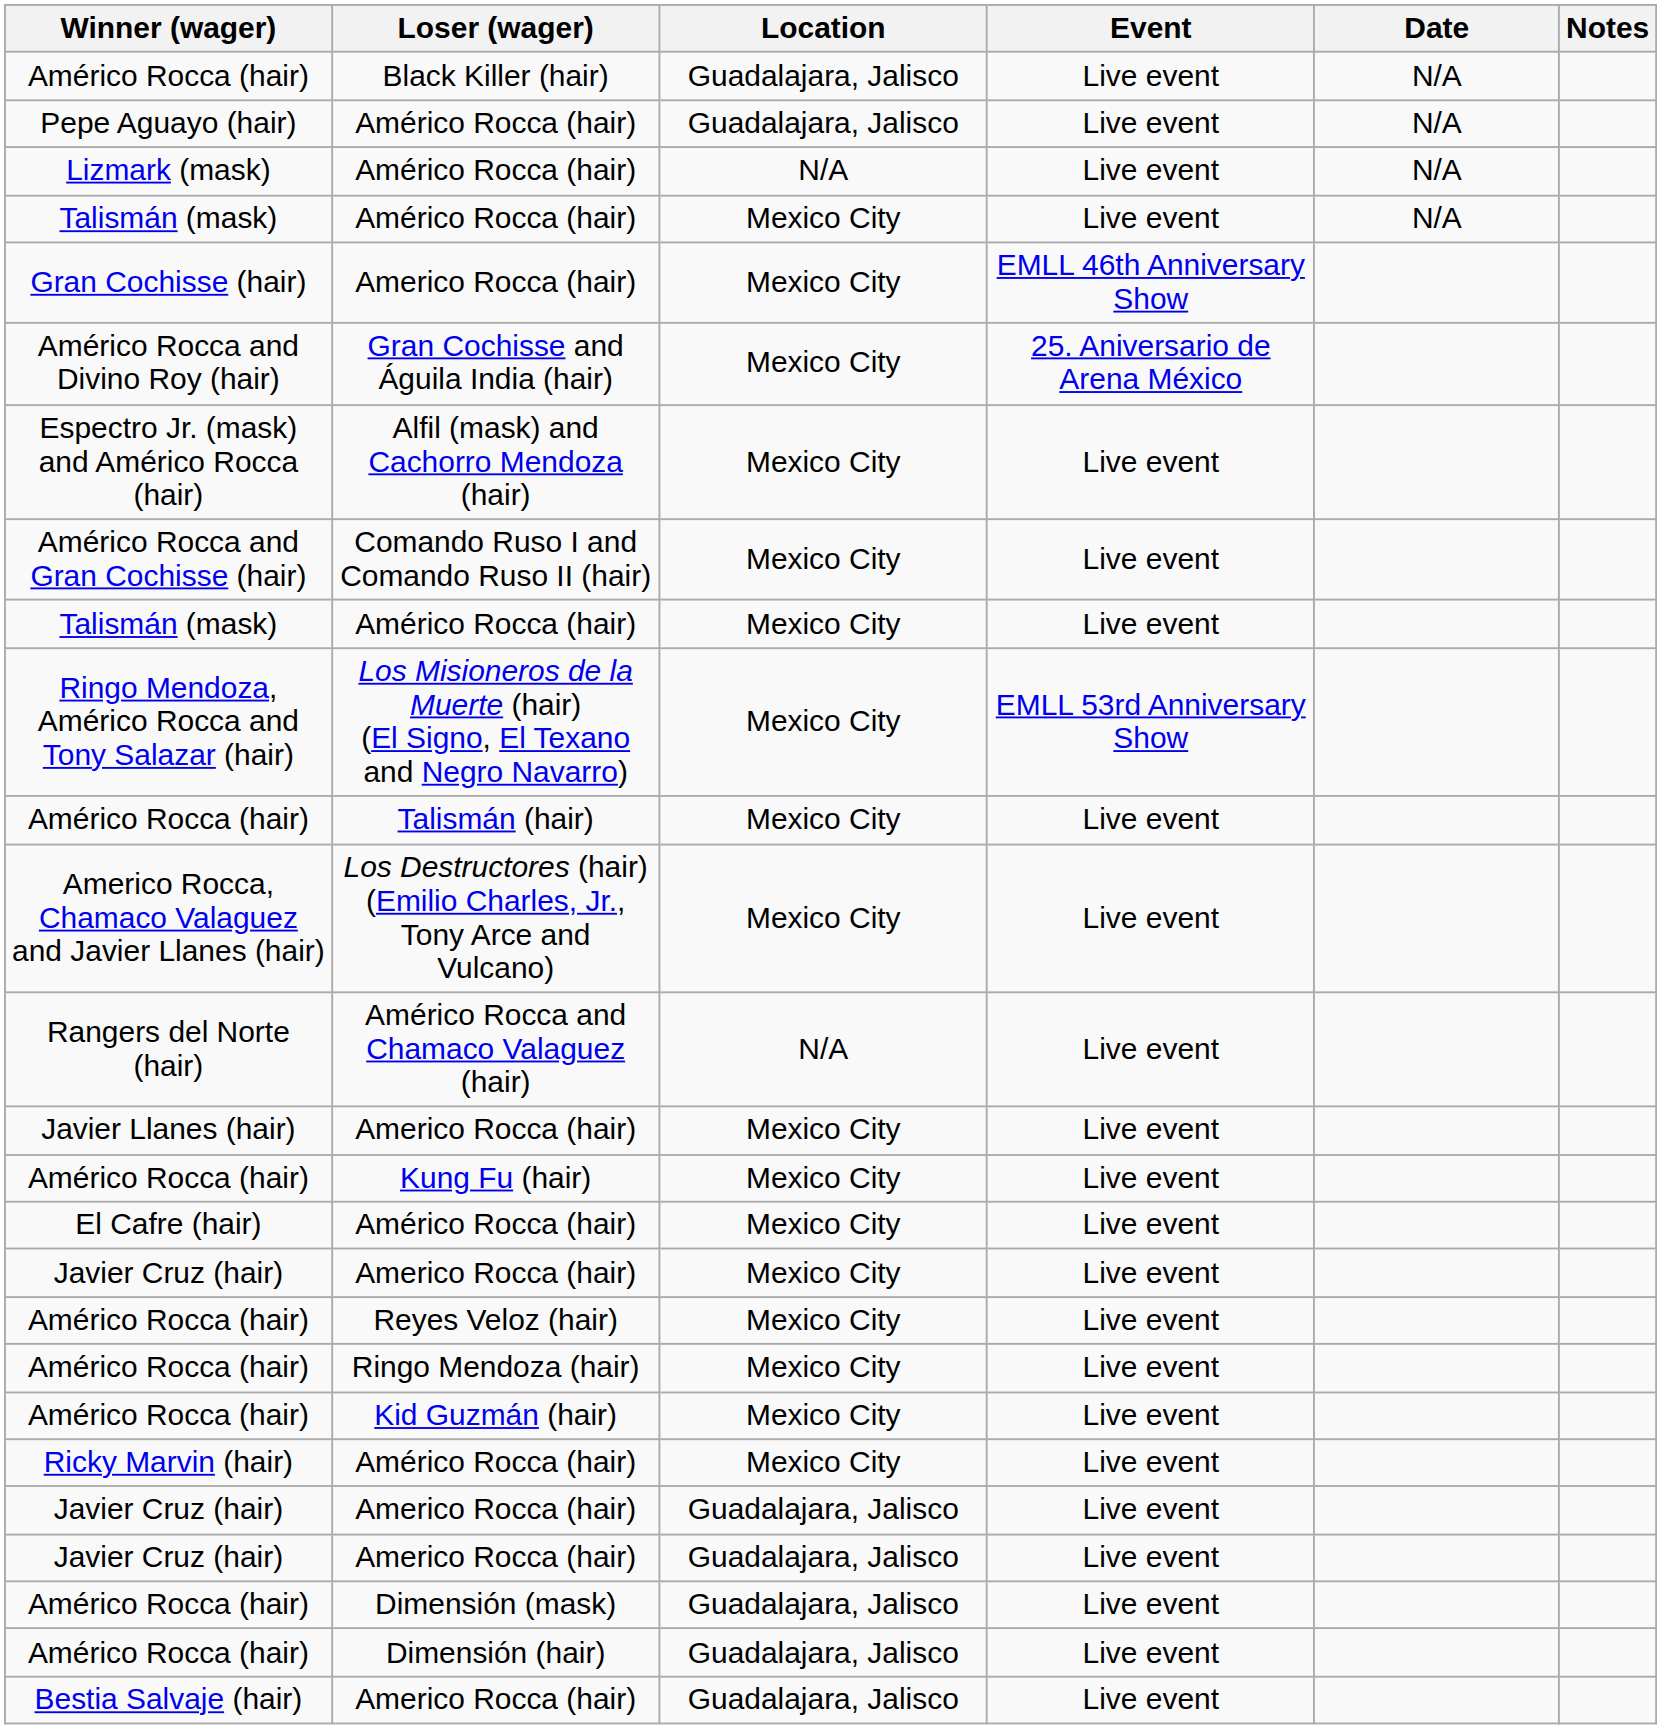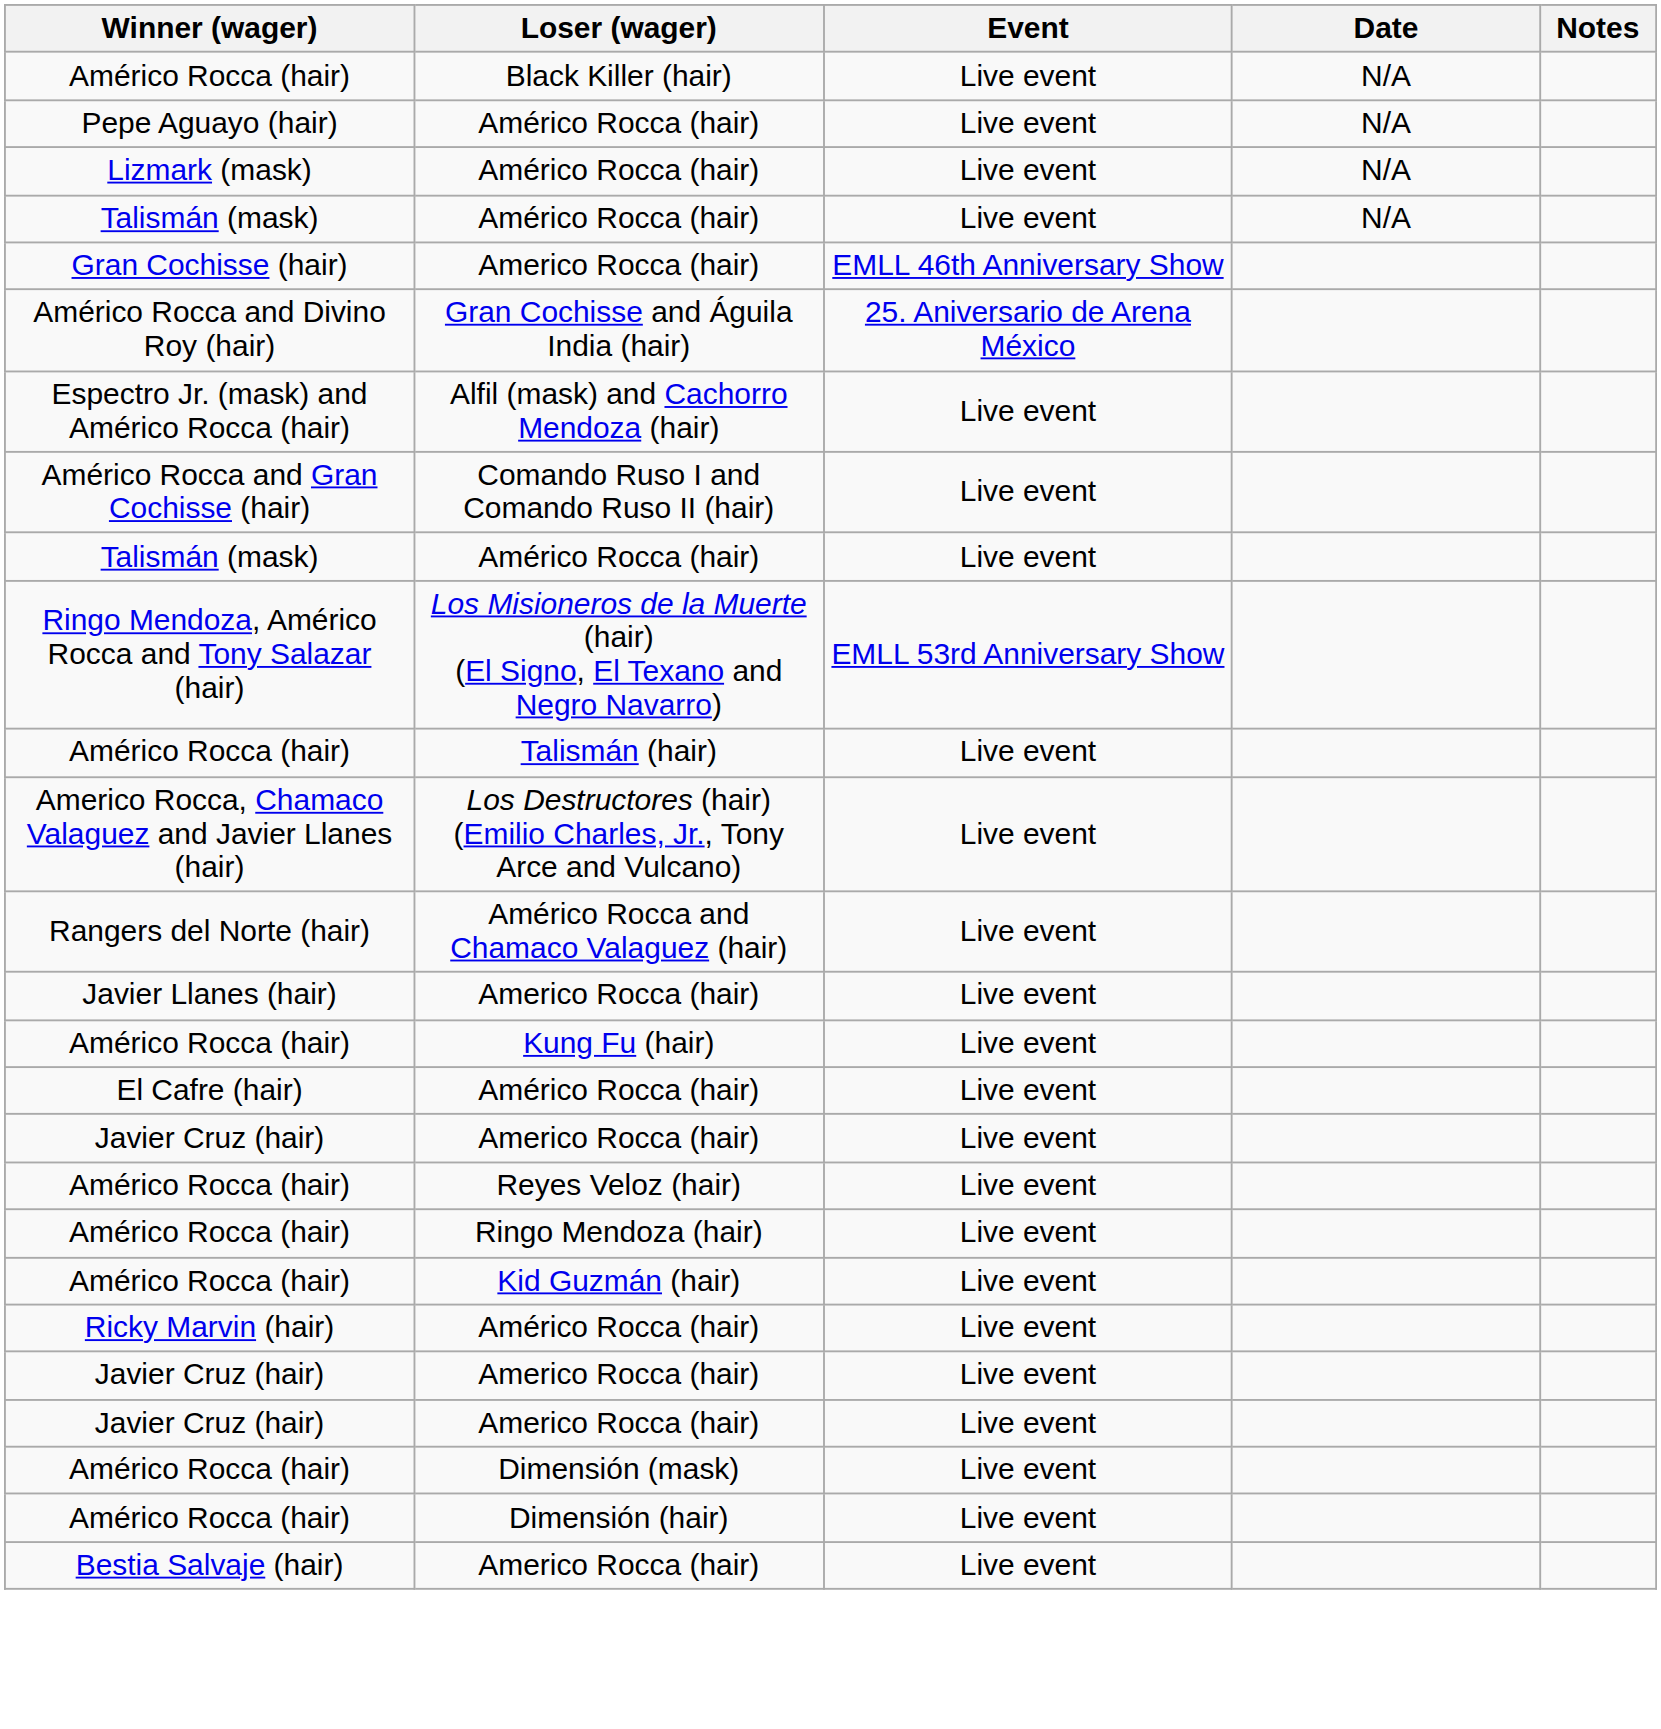- column: (823, 28)
